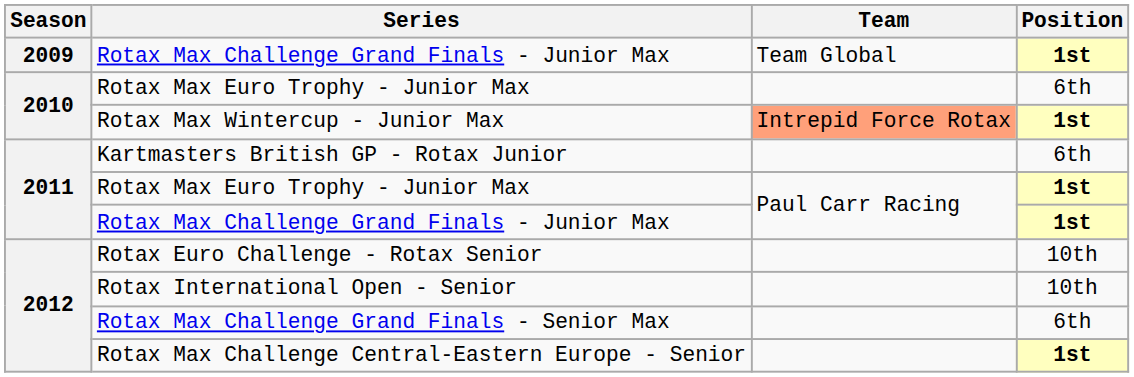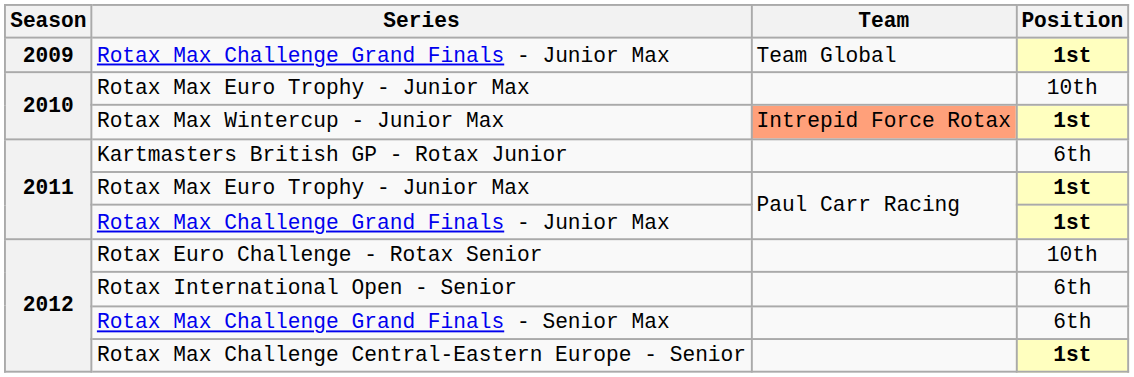(1072, 89) 6th -> (1072, 89) 10th
(1072, 289) 10th -> (1072, 289) 6th
